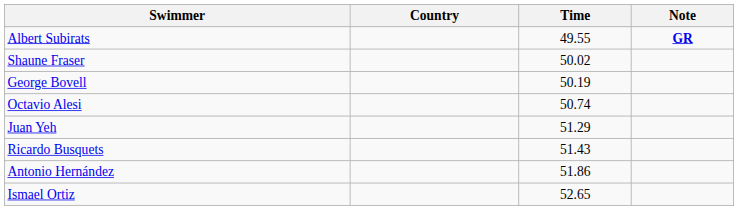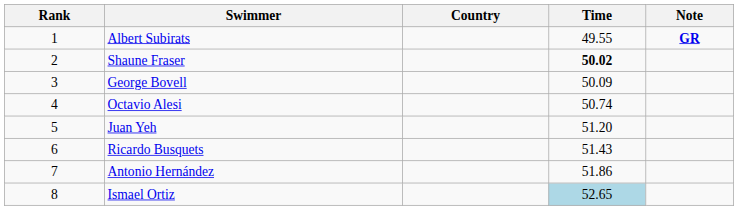+ column: (54, 15)
(575, 59) normal -> (597, 59) bold
(575, 82) 50.19 -> (597, 82) 50.09
(575, 127) 51.29 -> (597, 127) 51.20
(575, 194) no background -> (597, 194) lightblue background
